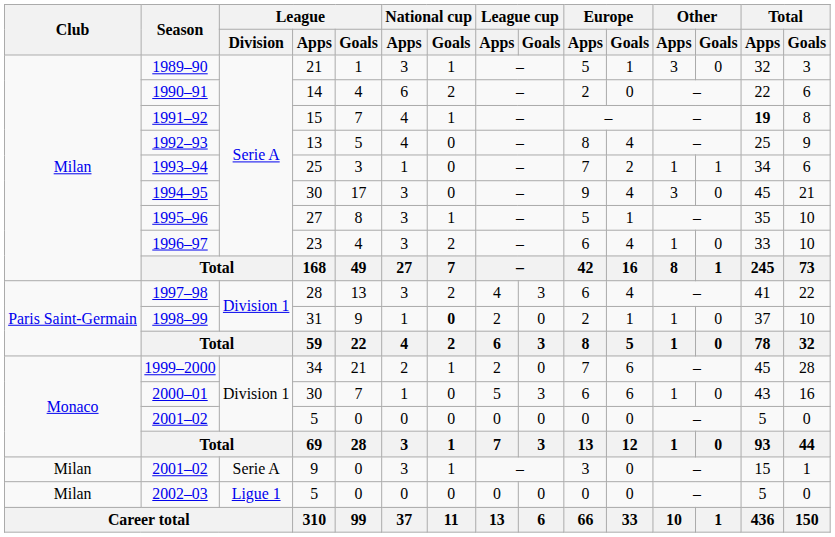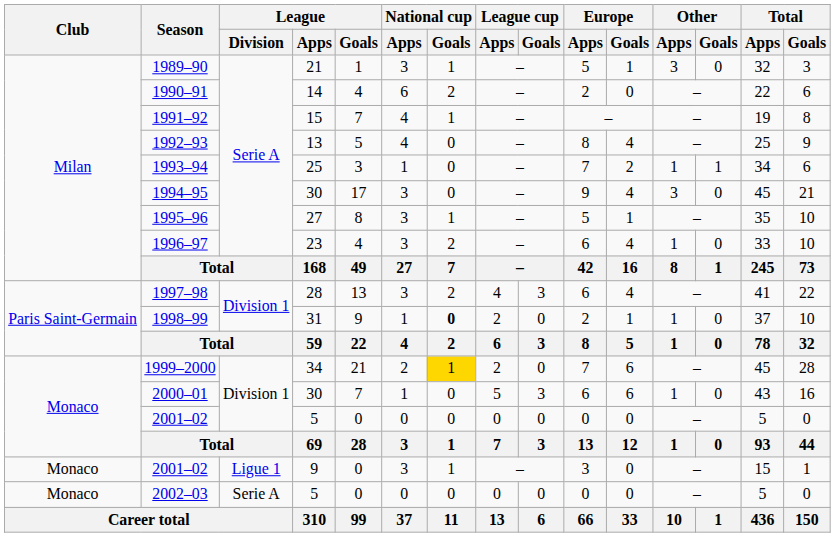(763, 117) bold -> (763, 117) normal
(451, 368) no background -> (451, 368) gold background
(73, 469) Milan -> (73, 469) Monaco
(256, 469) Serie A -> (256, 469) Ligue 1
(73, 494) Milan -> (73, 494) Monaco
(256, 494) Ligue 1 -> (256, 494) Serie A
